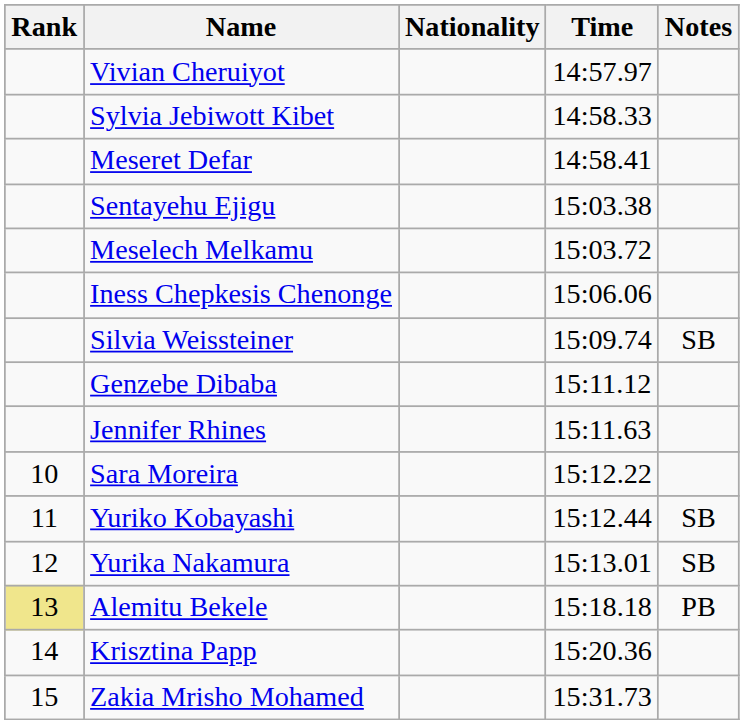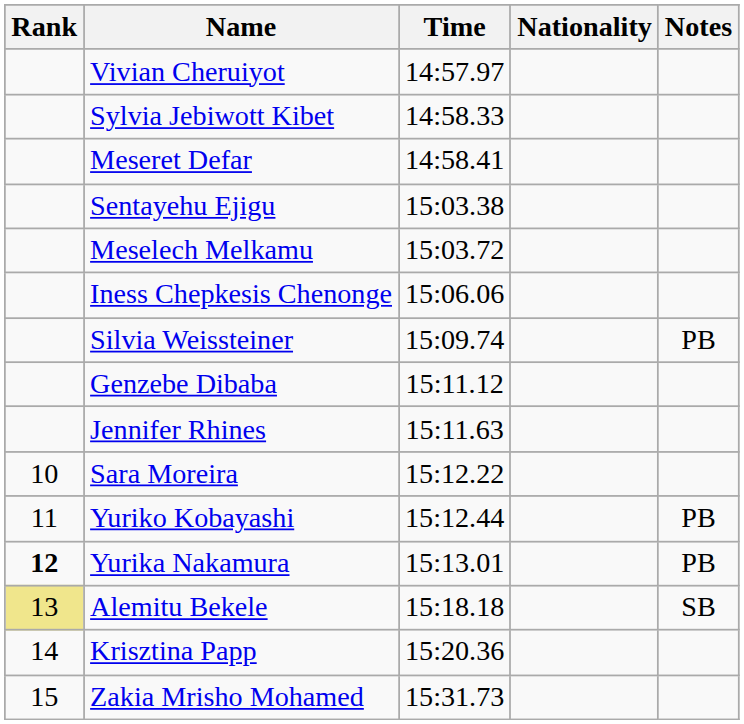columns swapped: (472, 26) <-> (602, 26)
(698, 339) SB -> (698, 339) PB
(698, 518) SB -> (698, 518) PB
(44, 562) normal -> (44, 562) bold
(698, 562) SB -> (698, 562) PB
(698, 607) PB -> (698, 607) SB
